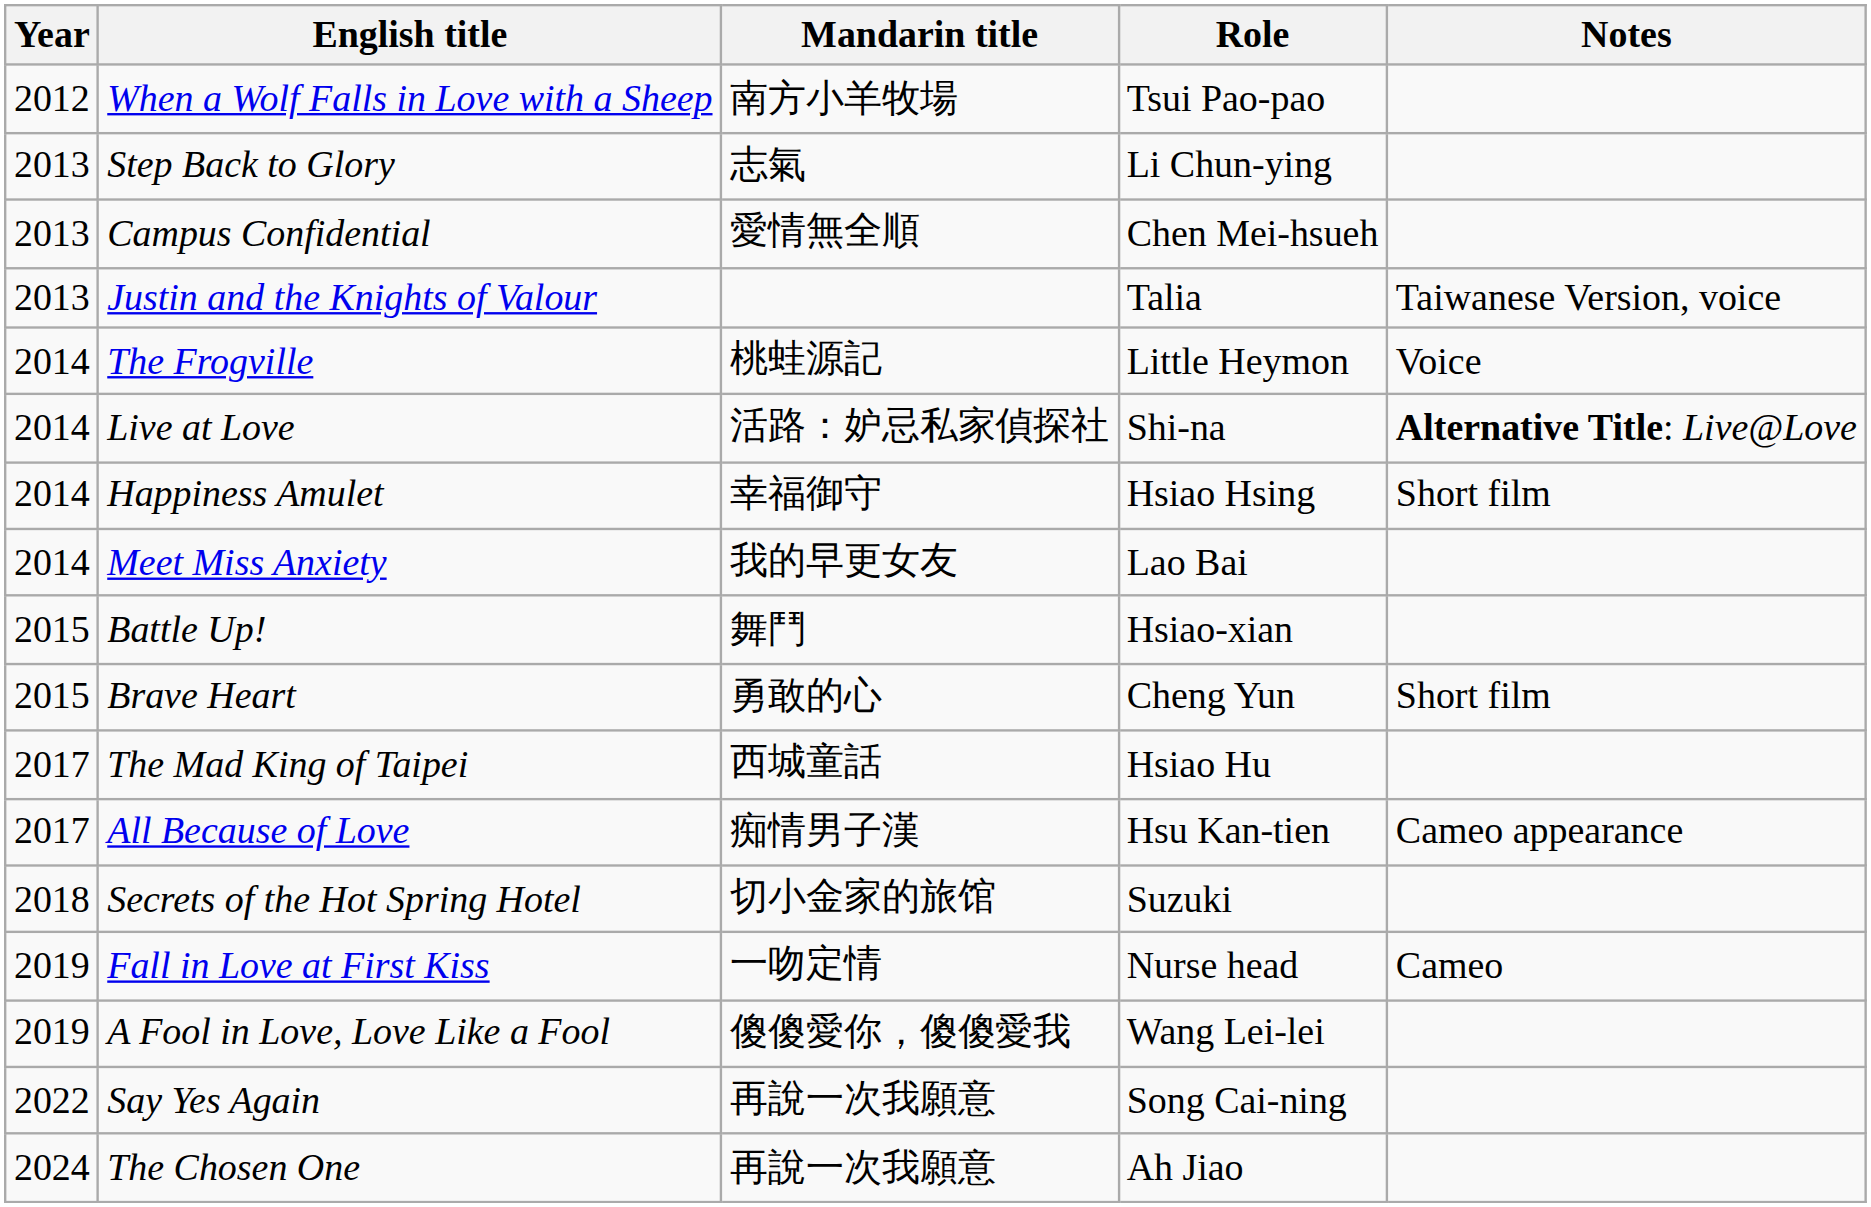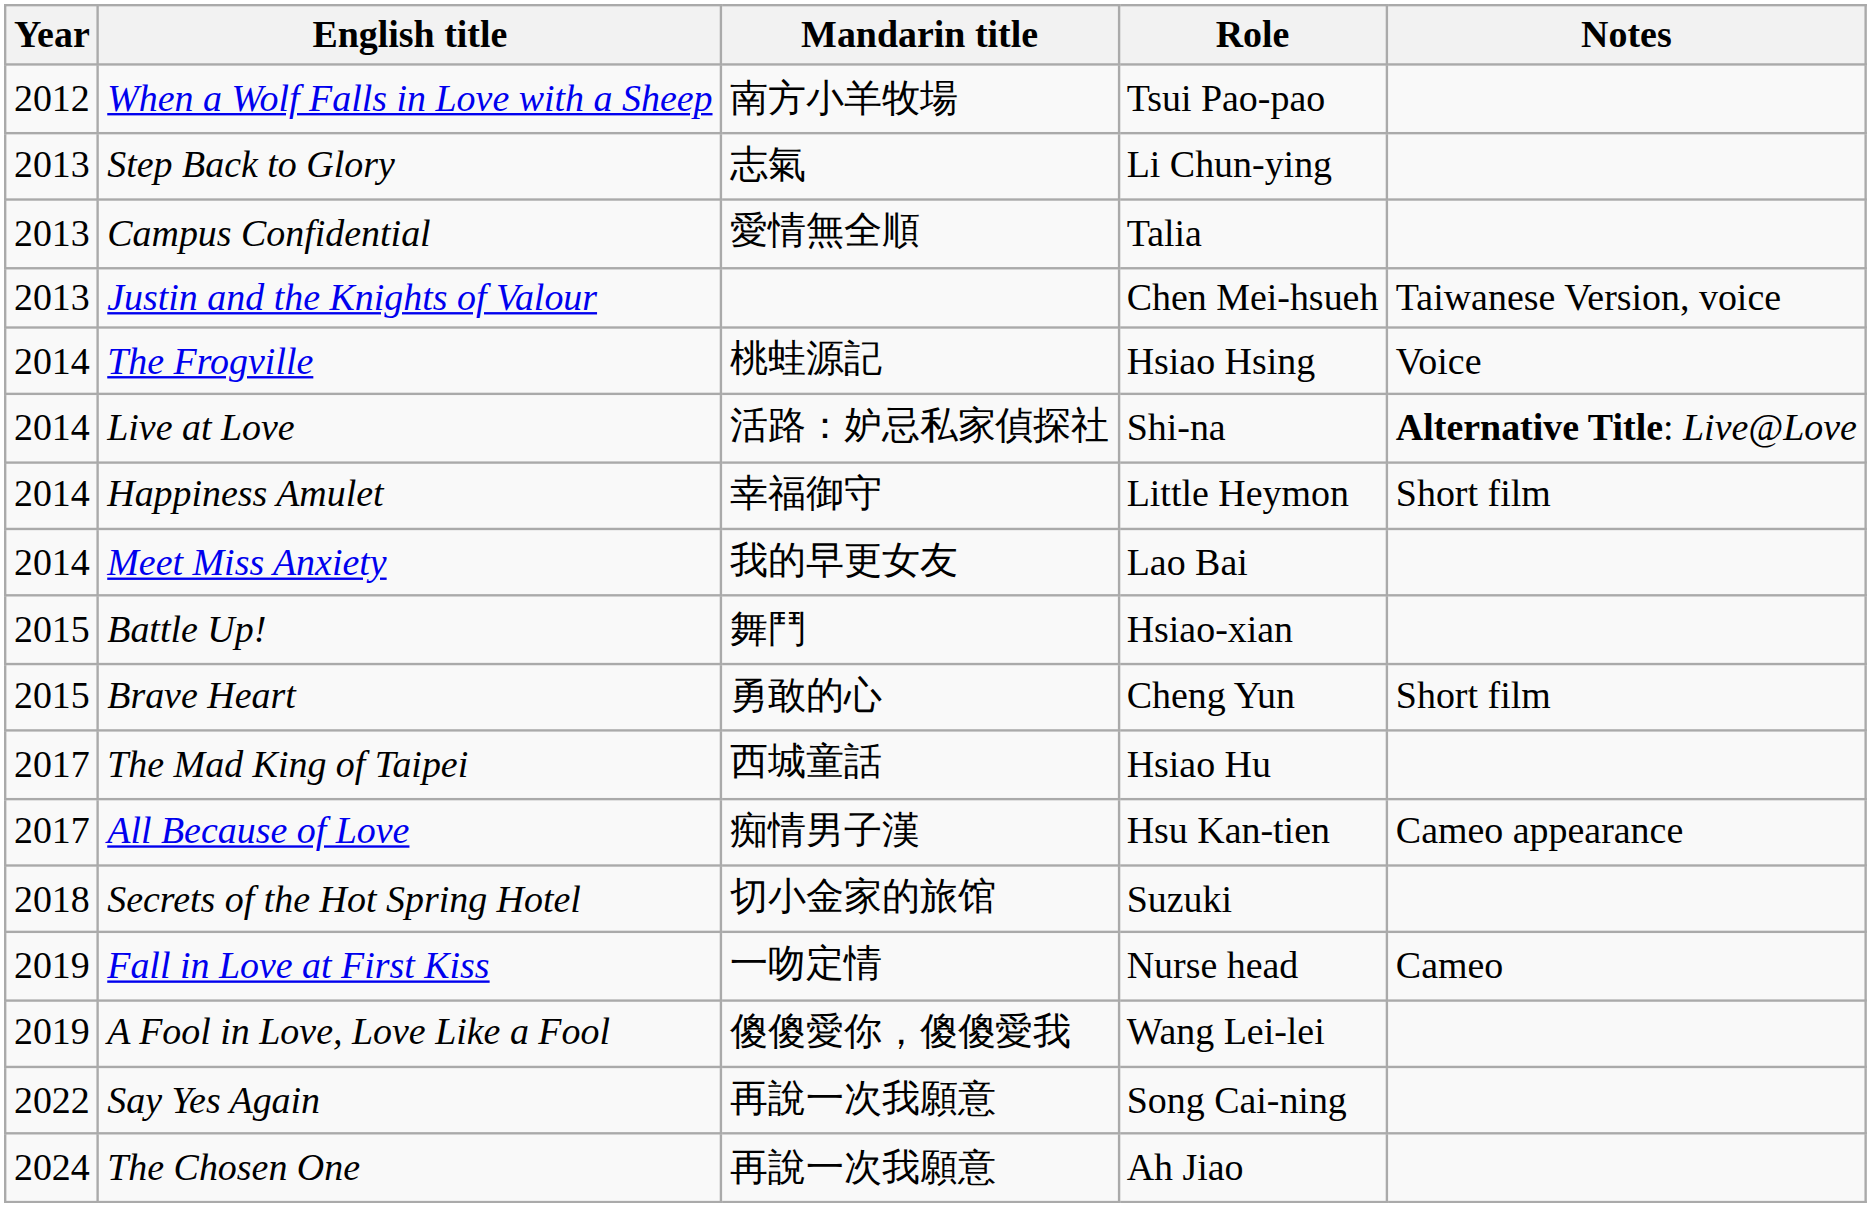(1253, 232) Chen Mei-hsueh -> (1164, 232) Talia
(1164, 296) Talia -> (1253, 296) Chen Mei-hsueh
(1238, 360) Little Heymon -> (1221, 360) Hsiao Hsing
(1221, 494) Hsiao Hsing -> (1238, 494) Little Heymon
